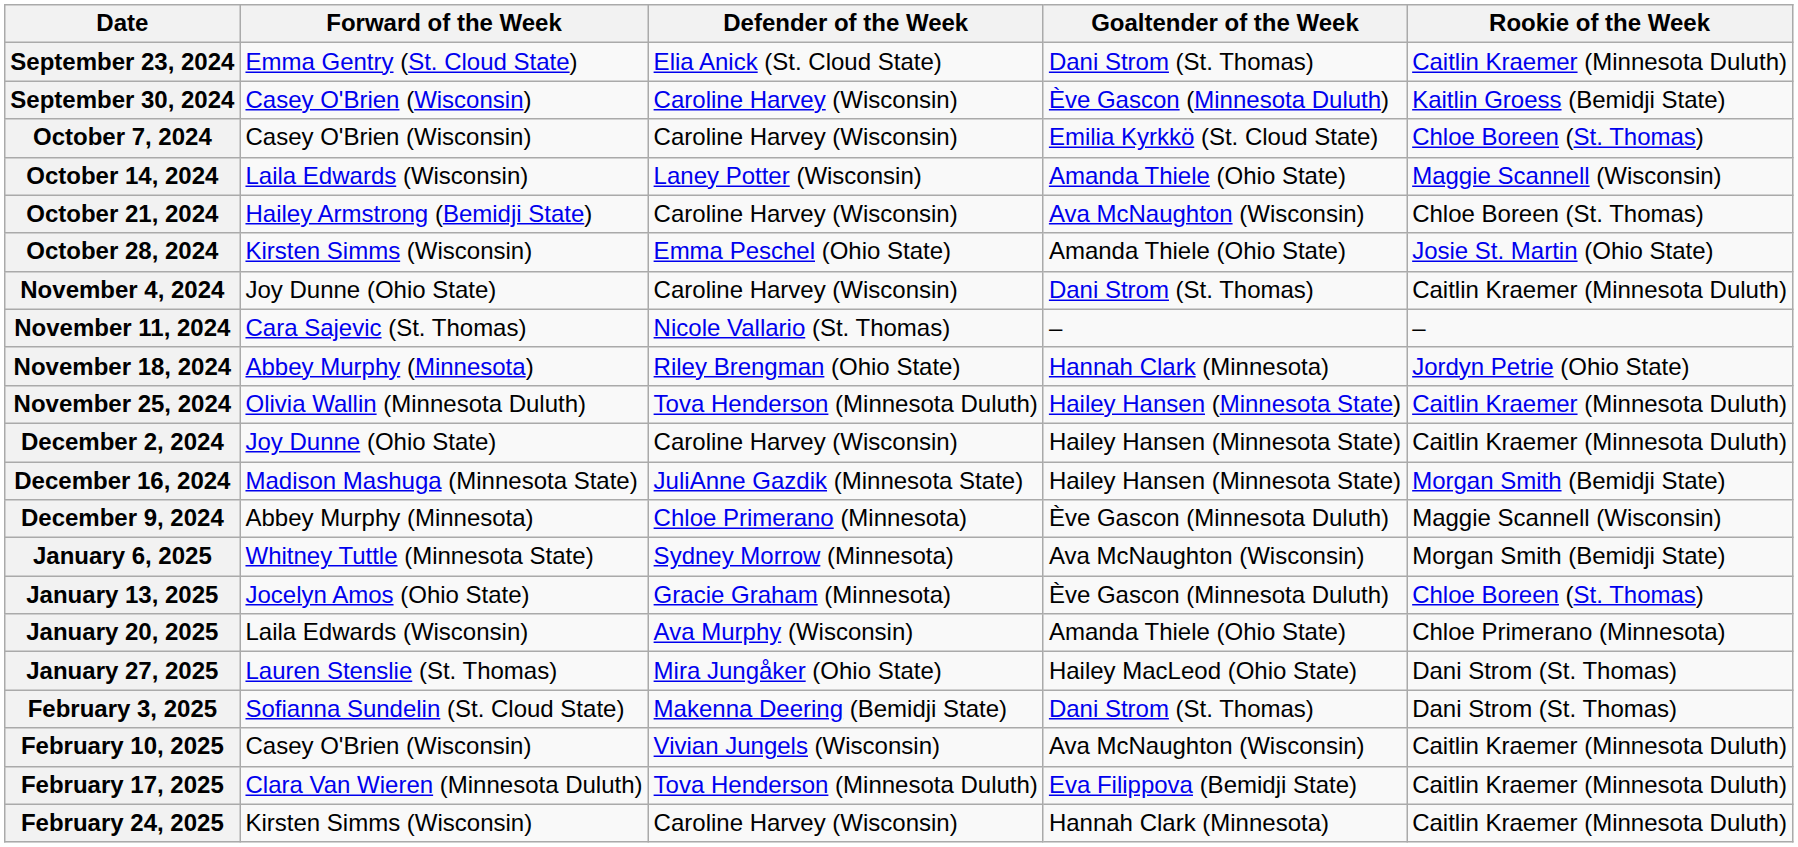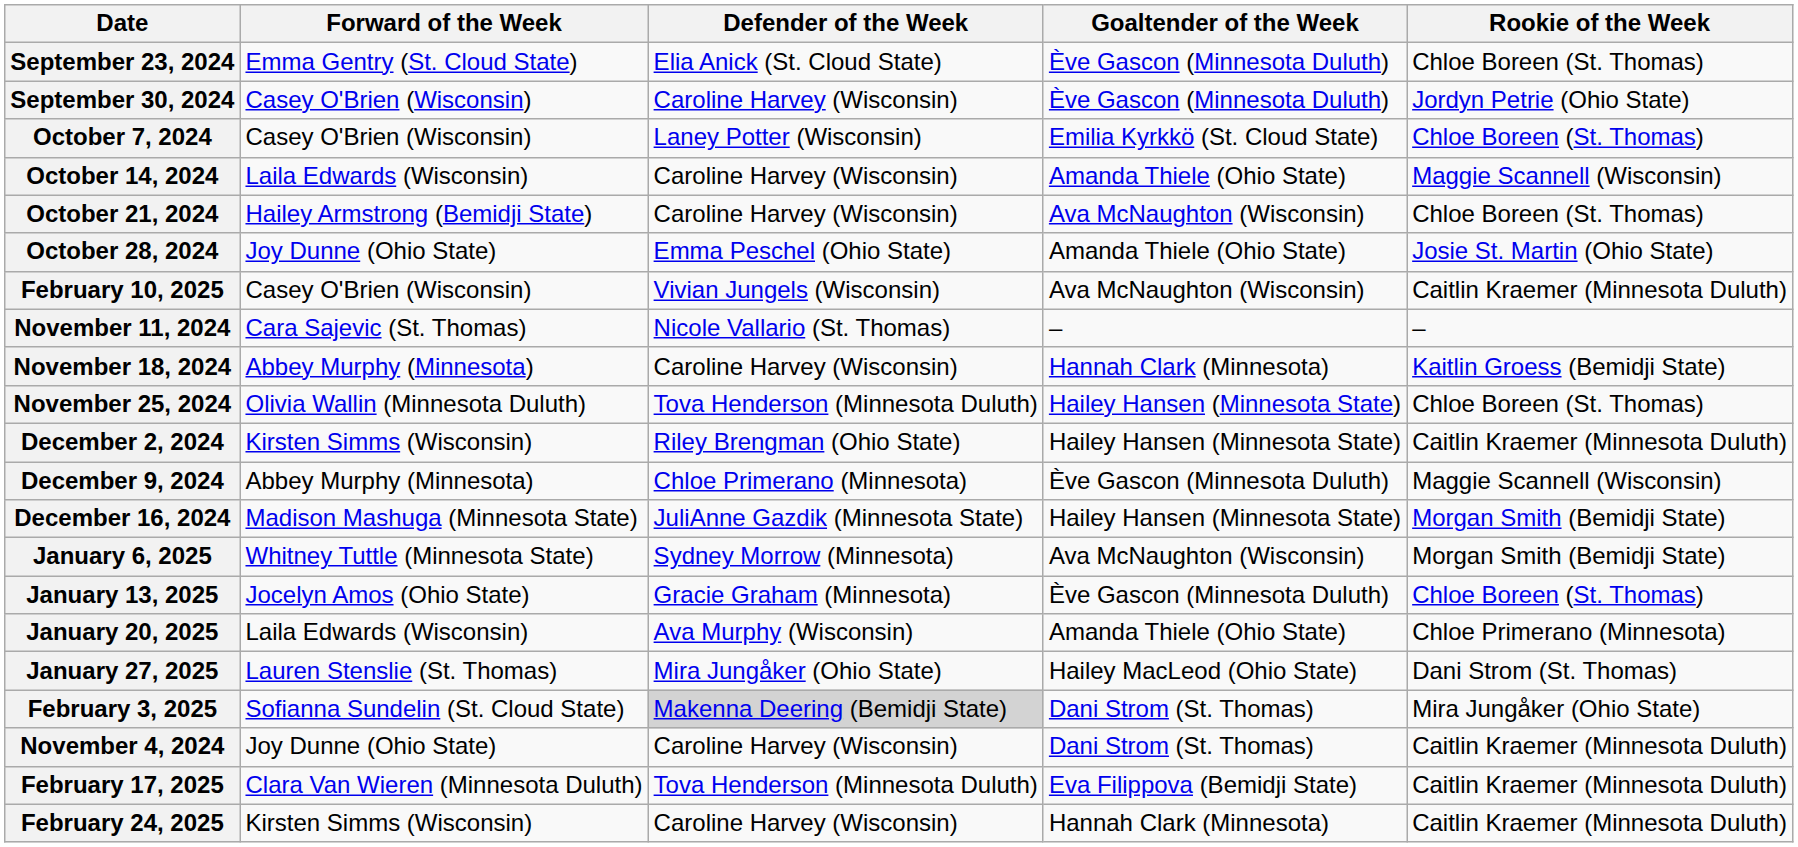(1181, 61) Dani Strom (St. Thomas) -> (1219, 61) Ève Gascon (Minnesota Duluth)
(1600, 61) Caitlin Kraemer (Minnesota Duluth) -> (1558, 61) Chloe Boreen (St. Thomas)
(1569, 99) Kaitlin Groess (Bemidji State) -> (1551, 99) Jordyn Petrie (Ohio State)
(806, 137) Caroline Harvey (Wisconsin) -> (788, 137) Laney Potter (Wisconsin)
(788, 175) Laney Potter (Wisconsin) -> (806, 175) Caroline Harvey (Wisconsin)
(389, 251) Kirsten Simms (Wisconsin) -> (371, 251) Joy Dunne (Ohio State)
rows swapped: (122, 289) <-> (122, 746)
(807, 366) Riley Brengman (Ohio State) -> (806, 366) Caroline Harvey (Wisconsin)
(1551, 366) Jordyn Petrie (Ohio State) -> (1569, 366) Kaitlin Groess (Bemidji State)
(1600, 404) Caitlin Kraemer (Minnesota Duluth) -> (1558, 404) Chloe Boreen (St. Thomas)
(371, 442) Joy Dunne (Ohio State) -> (389, 442) Kirsten Simms (Wisconsin)
(806, 442) Caroline Harvey (Wisconsin) -> (807, 442) Riley Brengman (Ohio State)
rows swapped: (122, 518) <-> (122, 480)
(830, 708) no background -> (830, 708) lightgrey background
(1545, 708) Dani Strom (St. Thomas) -> (1556, 708) Mira Jungåker (Ohio State)
